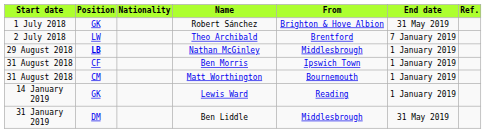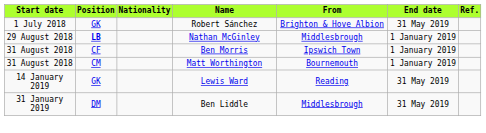- row: (224, 37)
(423, 94) 1 January 2019 -> (423, 81) 31 May 2019
